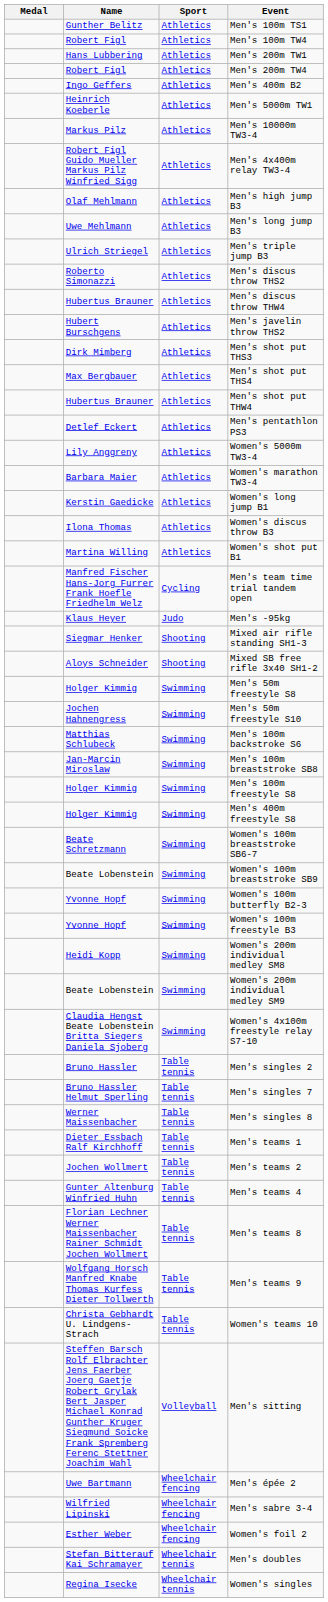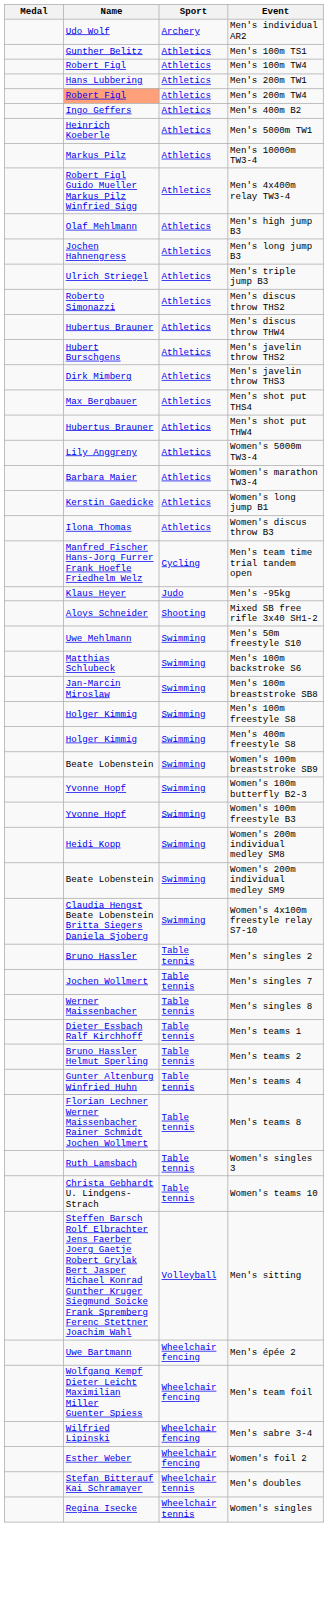+ row: (274, 32)
(96, 71) no background -> (96, 96) lightsalmon background
(99, 227) Uwe Mehlmann -> (96, 252) Jochen Hahnengress
+ row: (266, 378)
- row: (268, 353)
- row: (274, 428)
- row: (274, 553)
- row: (271, 639)
- row: (263, 689)
(96, 714) Jochen Hahnengress -> (99, 639) Uwe Mehlmann
- row: (263, 845)
(107, 1093) Bruno Hassler Helmut Sperling -> (107, 982) Jochen Wollmert
(107, 1168) Jochen Wollmert -> (107, 1057) Bruno Hassler Helmut Sperling
- row: (266, 1285)
+ row: (271, 1164)
+ row: (271, 1394)
